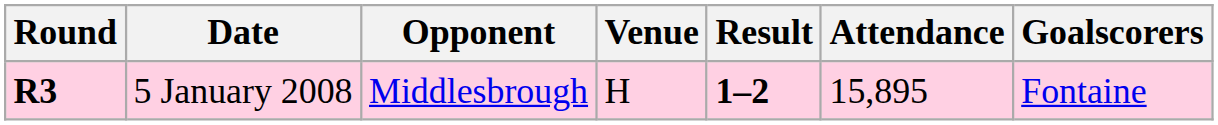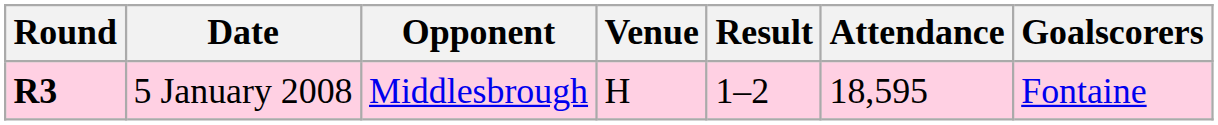(742, 89) bold -> (742, 89) normal
(879, 89) 15,895 -> (879, 89) 18,595
